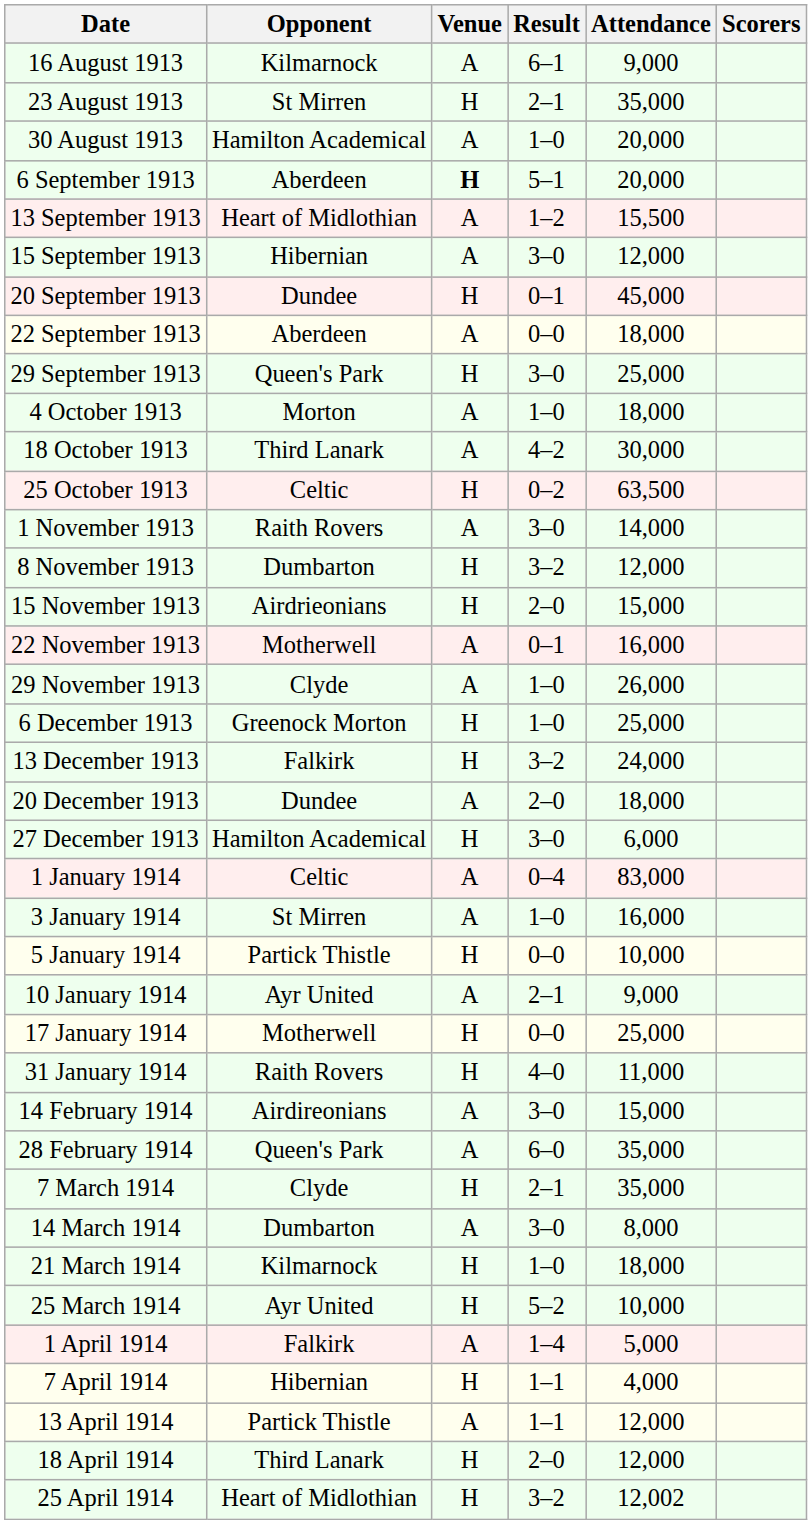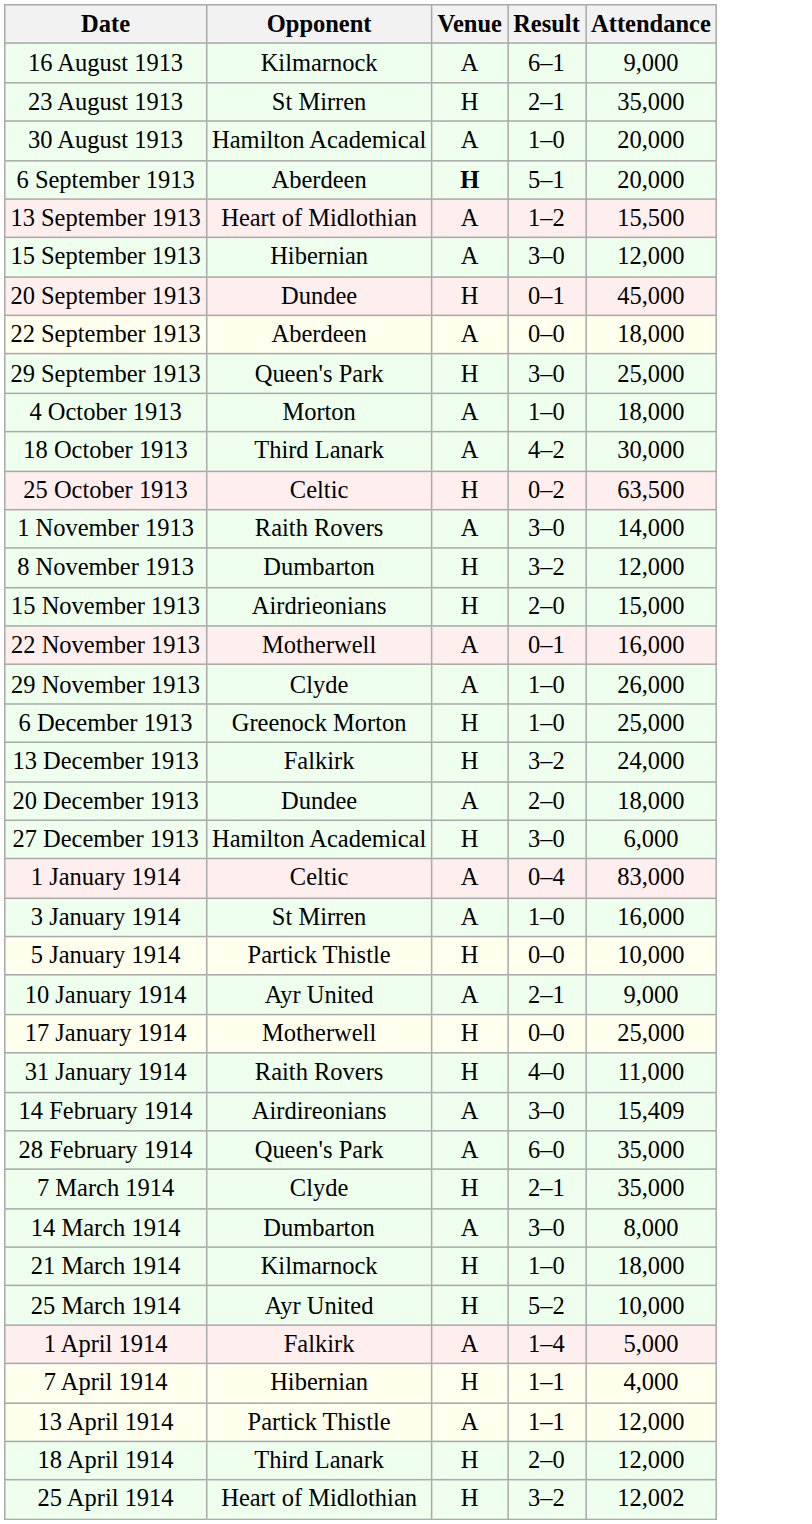- column: (761, 23)
(651, 1110) 15,000 -> (651, 1110) 15,409
